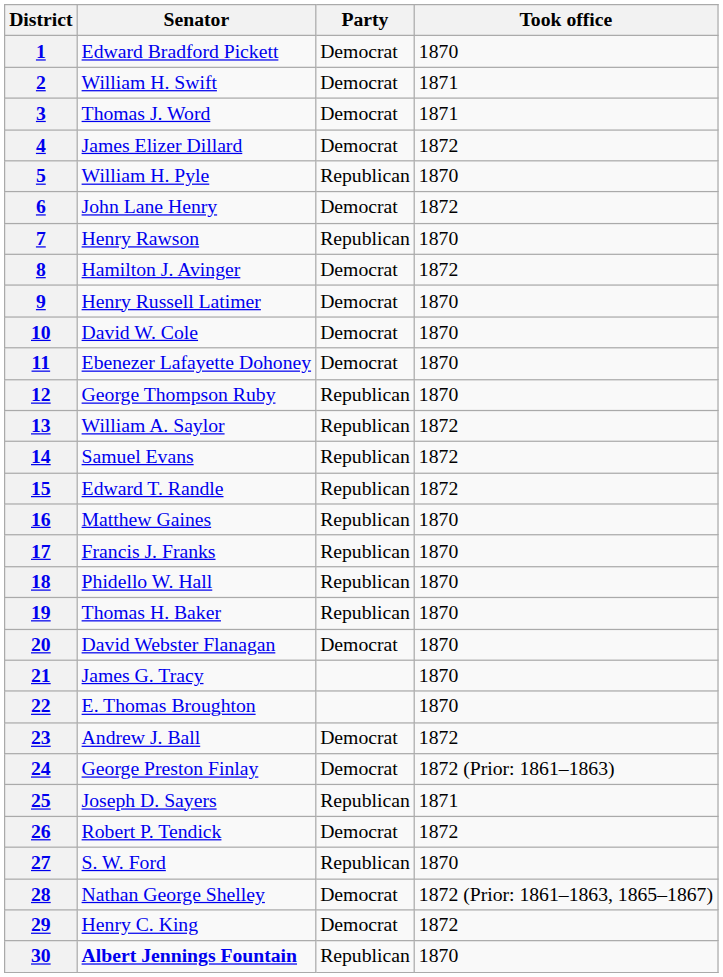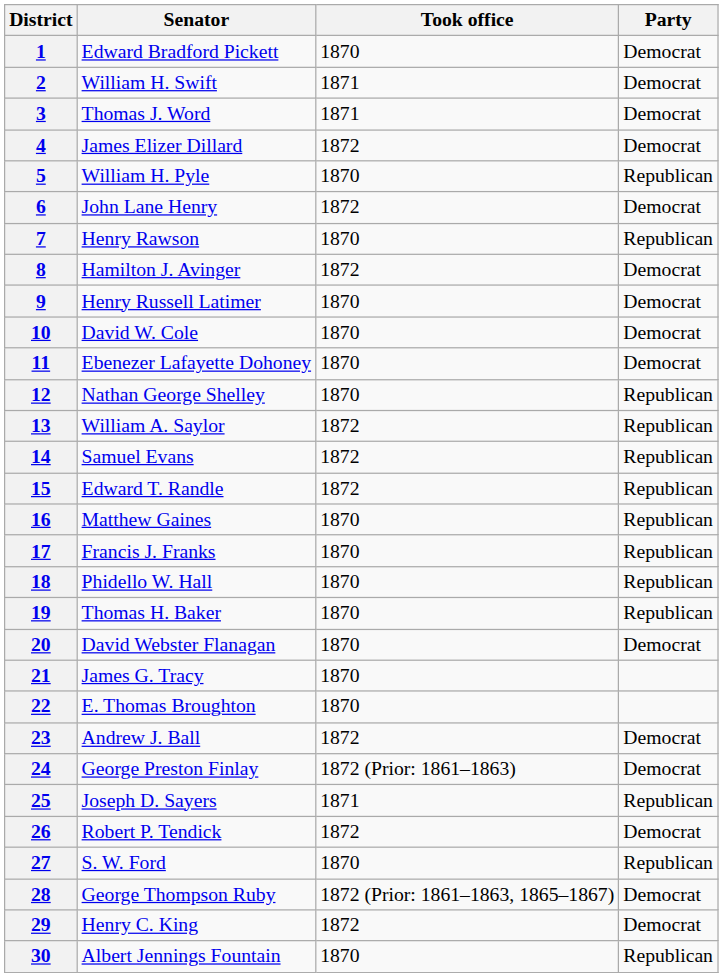columns swapped: (365, 20) <-> (566, 20)
(179, 394) George Thompson Ruby -> (173, 394) Nathan George Shelley
(173, 894) Nathan George Shelley -> (179, 894) George Thompson Ruby
(189, 956) bold -> (181, 956) normal
